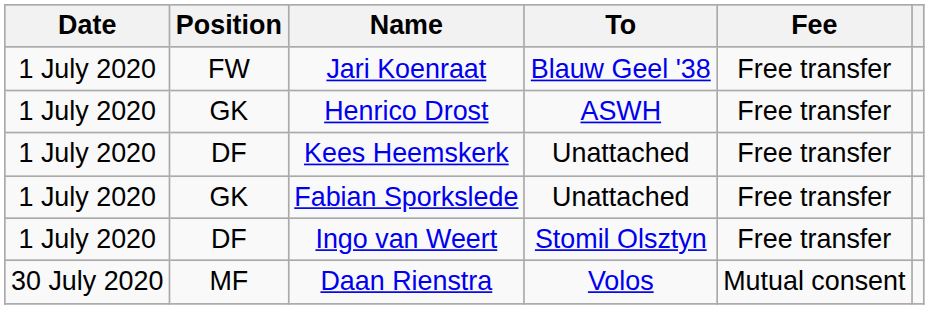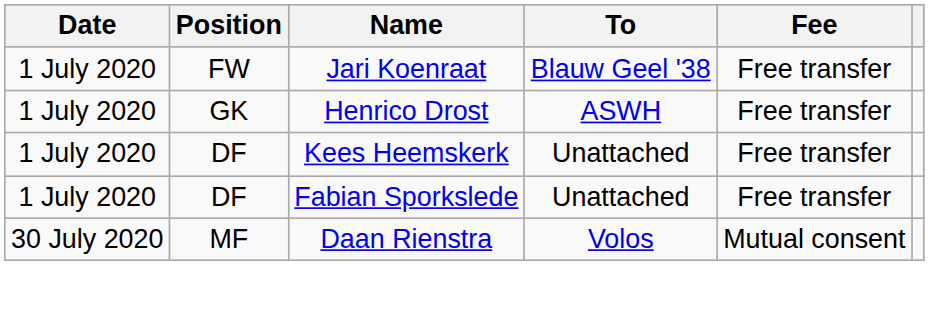(229, 196) GK -> (229, 196) DF
- row: (406, 238)
